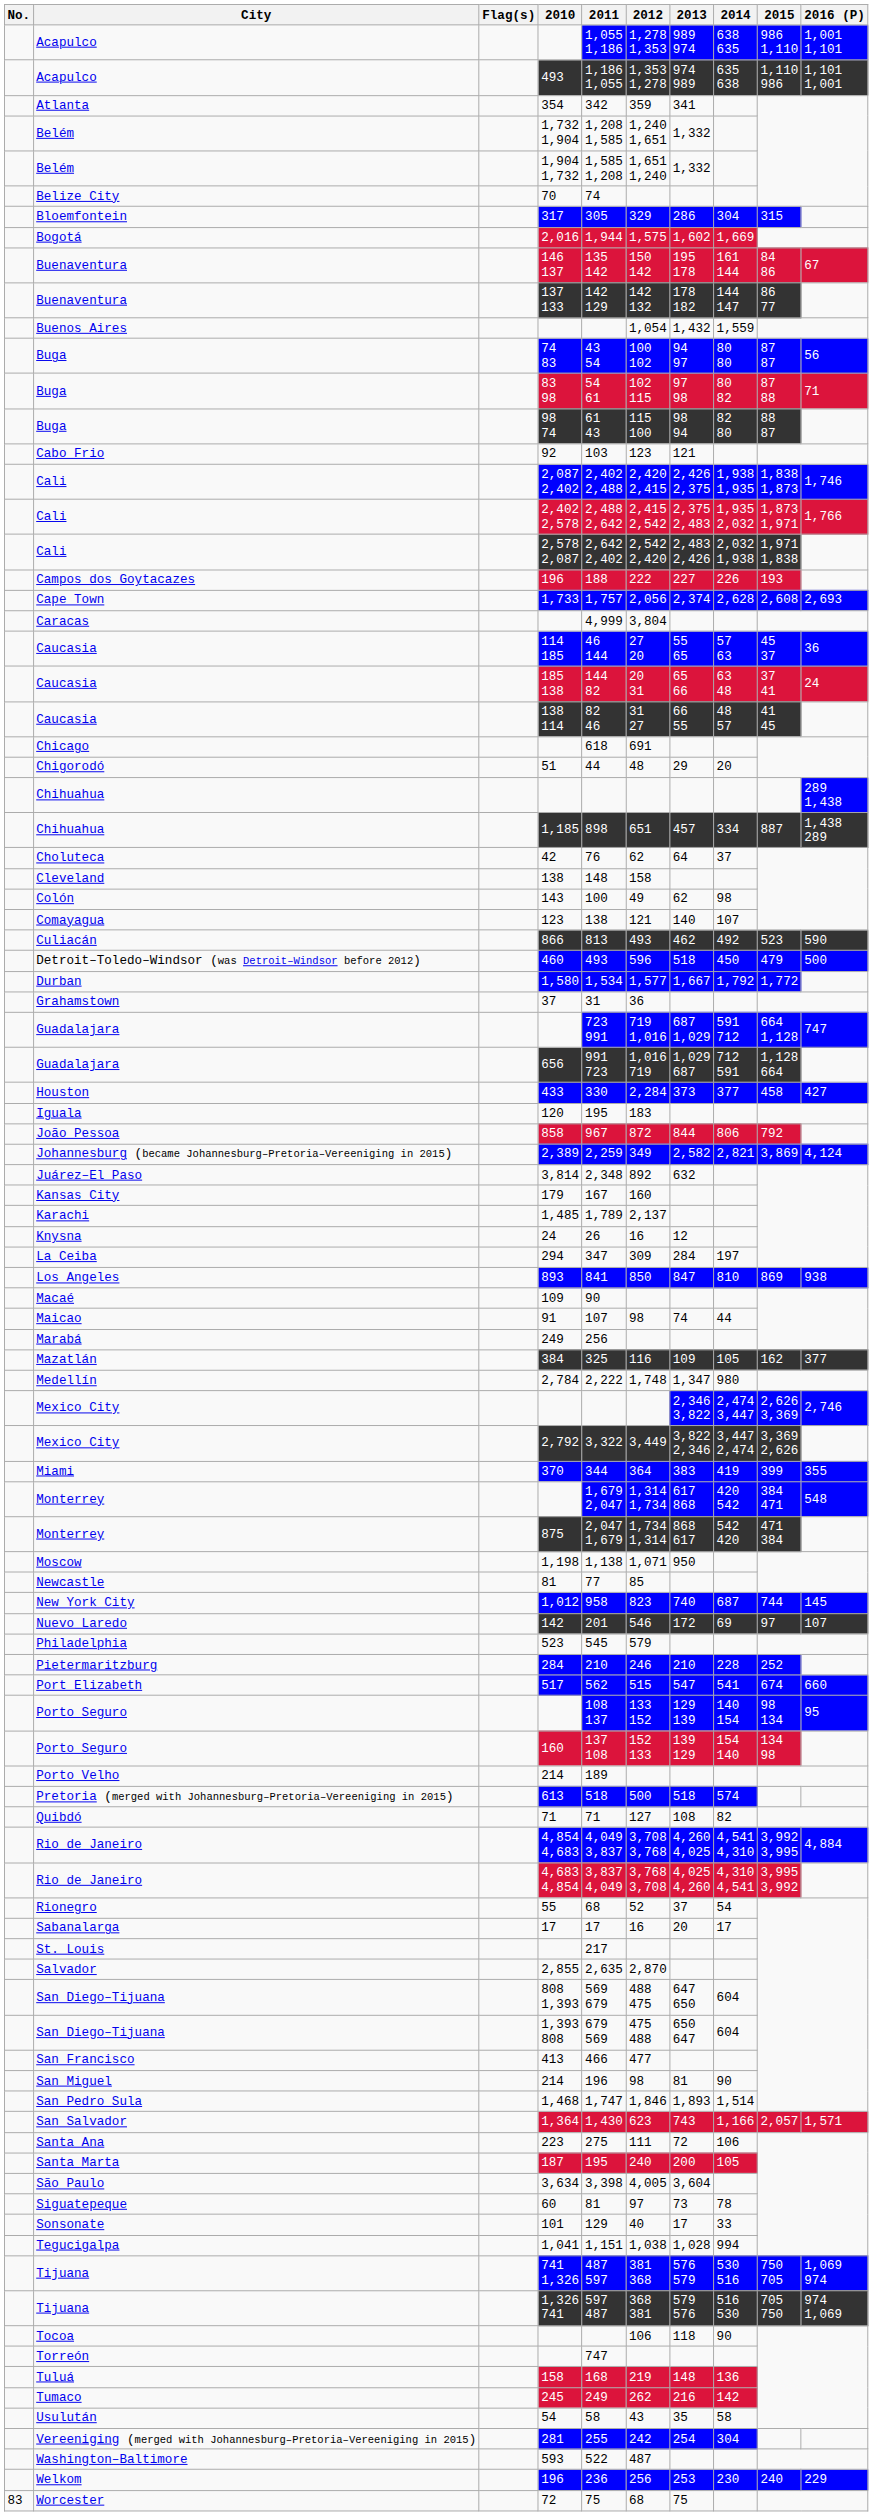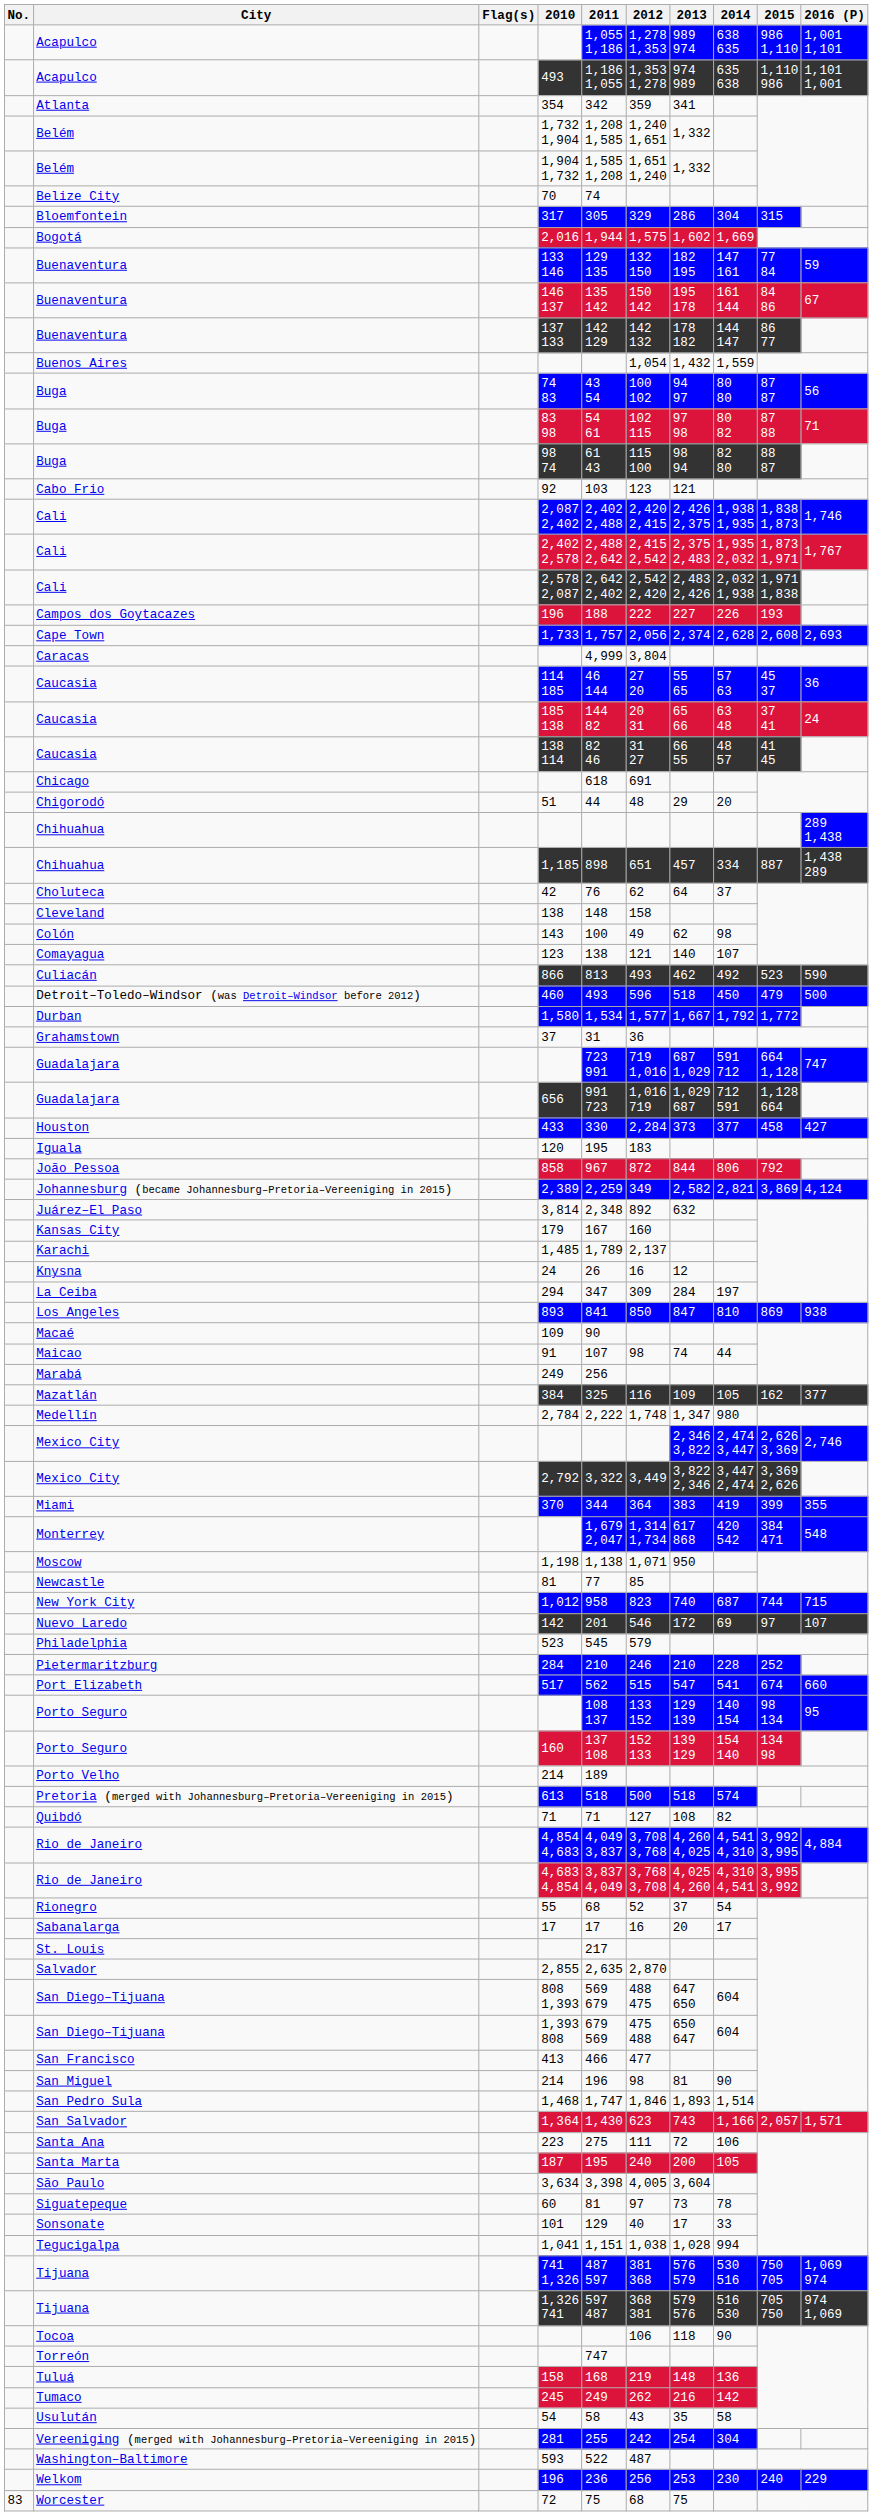+ row: (82, 265)
(823, 517) 1,766 -> (823, 552) 1,767
- row: (70, 1534)
(816, 1603) 145 -> (816, 1603) 715
